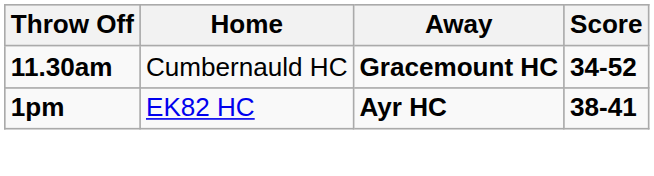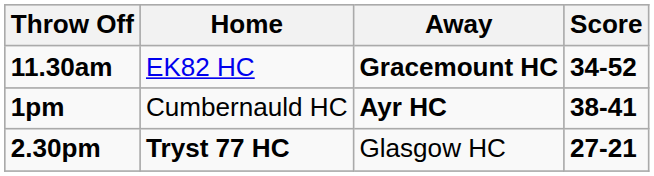(247, 66) Cumbernauld HC -> (200, 66) EK82 HC
(200, 107) EK82 HC -> (247, 107) Cumbernauld HC
+ row: (56, 149)
